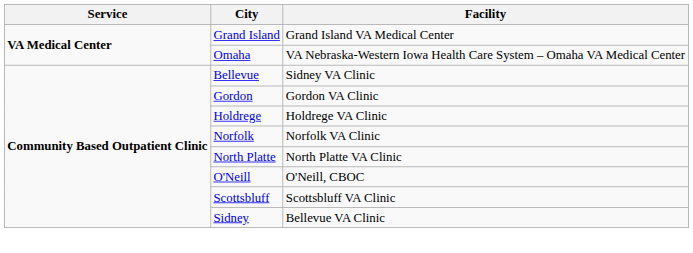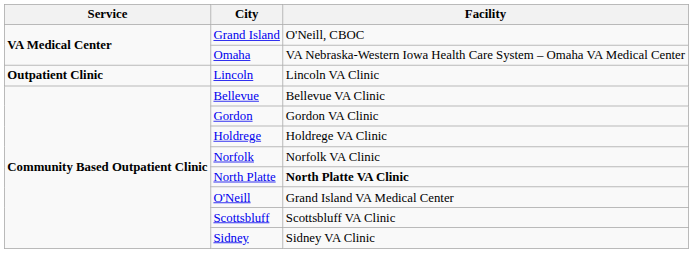(370, 34) Grand Island VA Medical Center -> (325, 34) O'Neill, CBOC
+ row: (233, 75)
(330, 75) Sidney VA Clinic -> (335, 95) Bellevue VA Clinic
(344, 156) normal -> (347, 177) bold
(325, 177) O'Neill, CBOC -> (370, 197) Grand Island VA Medical Center
(335, 217) Bellevue VA Clinic -> (330, 237) Sidney VA Clinic
